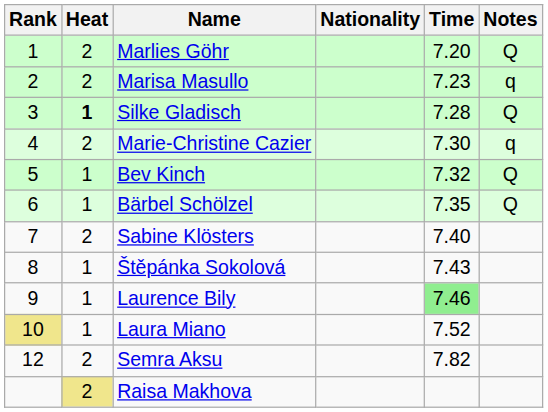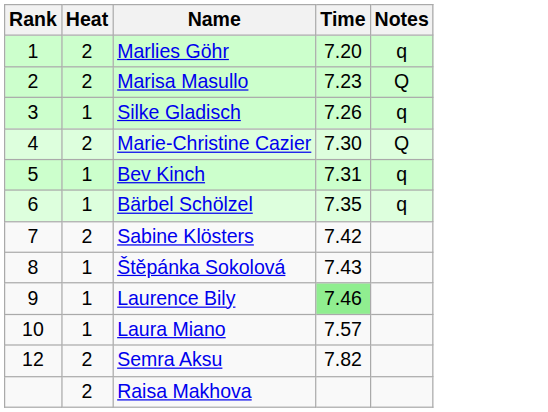- column: (370, 19)
(510, 50) Q -> (402, 50) q
(510, 81) q -> (402, 81) Q
(87, 112) bold -> (87, 112) normal
(452, 112) 7.28 -> (343, 112) 7.26
(510, 112) Q -> (402, 112) q
(510, 143) q -> (402, 143) Q
(452, 174) 7.32 -> (343, 174) 7.31
(510, 174) Q -> (402, 174) q
(510, 205) Q -> (402, 205) q
(452, 236) 7.40 -> (343, 236) 7.42
(33, 329) khaki background -> (33, 329) no background
(452, 329) 7.52 -> (343, 329) 7.57
(87, 391) khaki background -> (87, 391) no background
